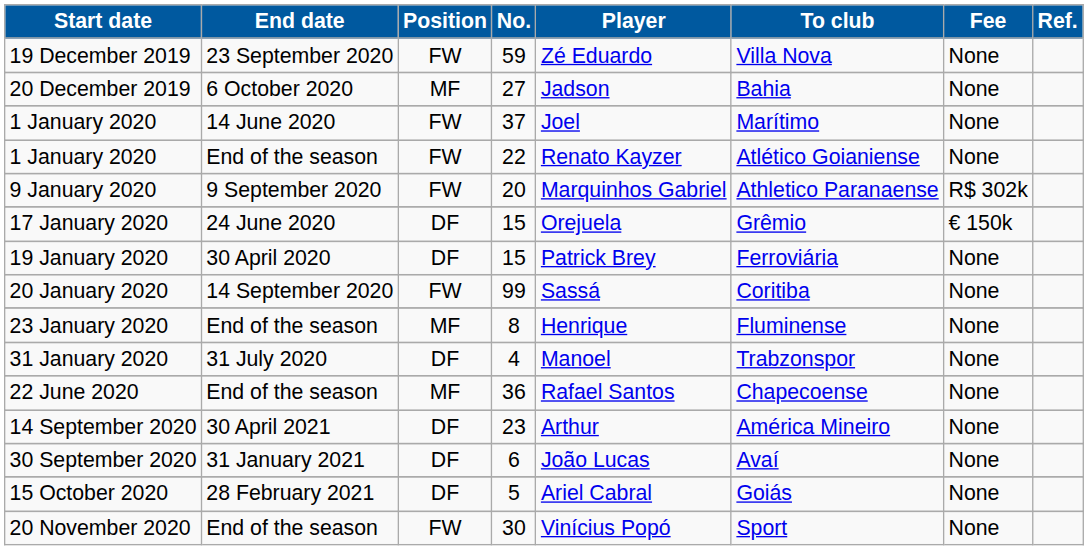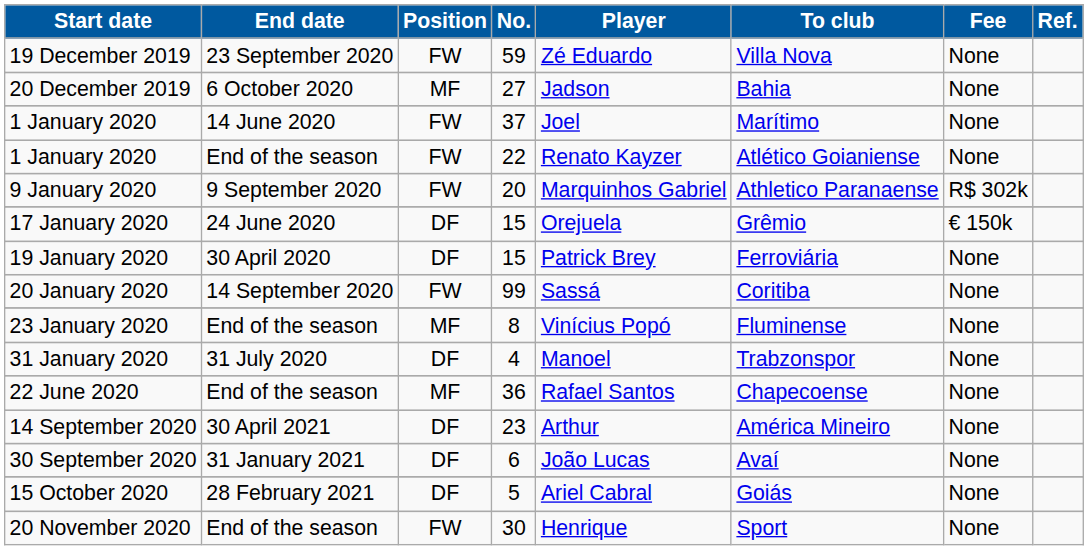(584, 325) Henrique -> (606, 325) Vinícius Popó
(606, 527) Vinícius Popó -> (584, 527) Henrique
